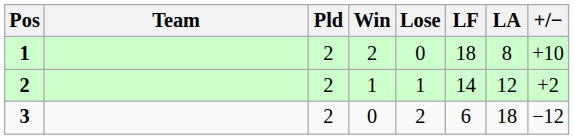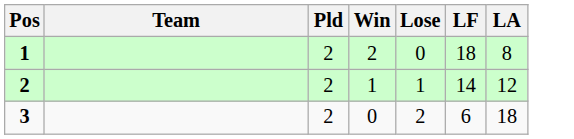- column: (548, 20)
